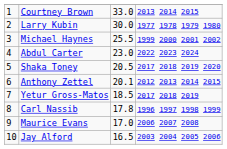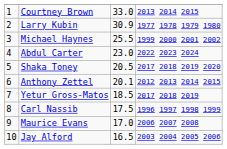(123, 25) 30.0 -> (123, 25) 30.9
(123, 109) 17.8 -> (123, 109) 17.5
